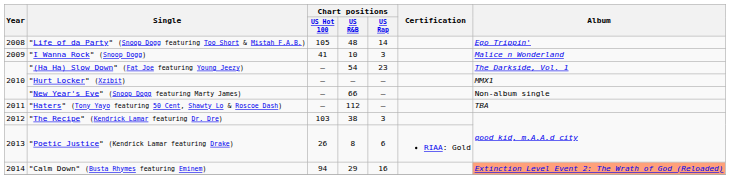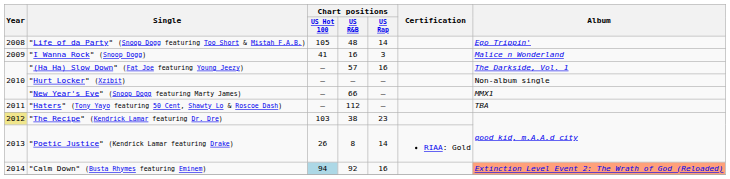(353, 55) 10 -> (353, 55) 16
(353, 68) 54 -> (353, 68) 57
(383, 68) 23 -> (383, 68) 16
(484, 80) MMX1 -> (512, 80) Non-album single
(512, 93) Non-album single -> (484, 93) MMX1
(16, 118) no background -> (16, 118) khaki background
(383, 118) 3 -> (383, 118) 23
(383, 143) 6 -> (383, 143) 14
(323, 168) no background -> (323, 168) lightblue background
(353, 168) 29 -> (353, 168) 92
